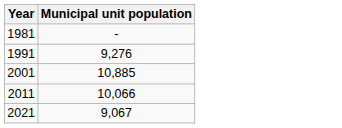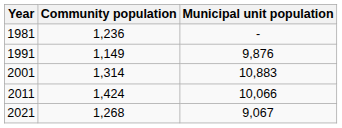+ column: (109, 14)
(116, 53) 9,276 -> (258, 53) 9,876
(116, 73) 10,885 -> (258, 73) 10,883
